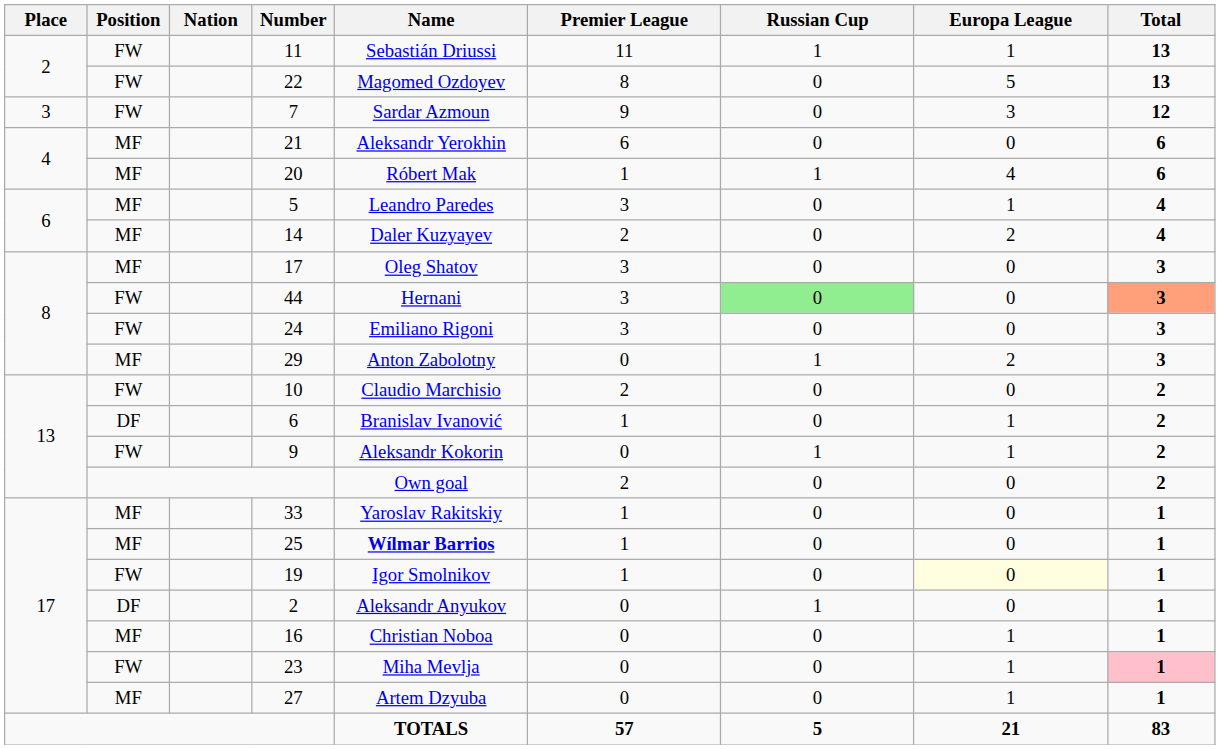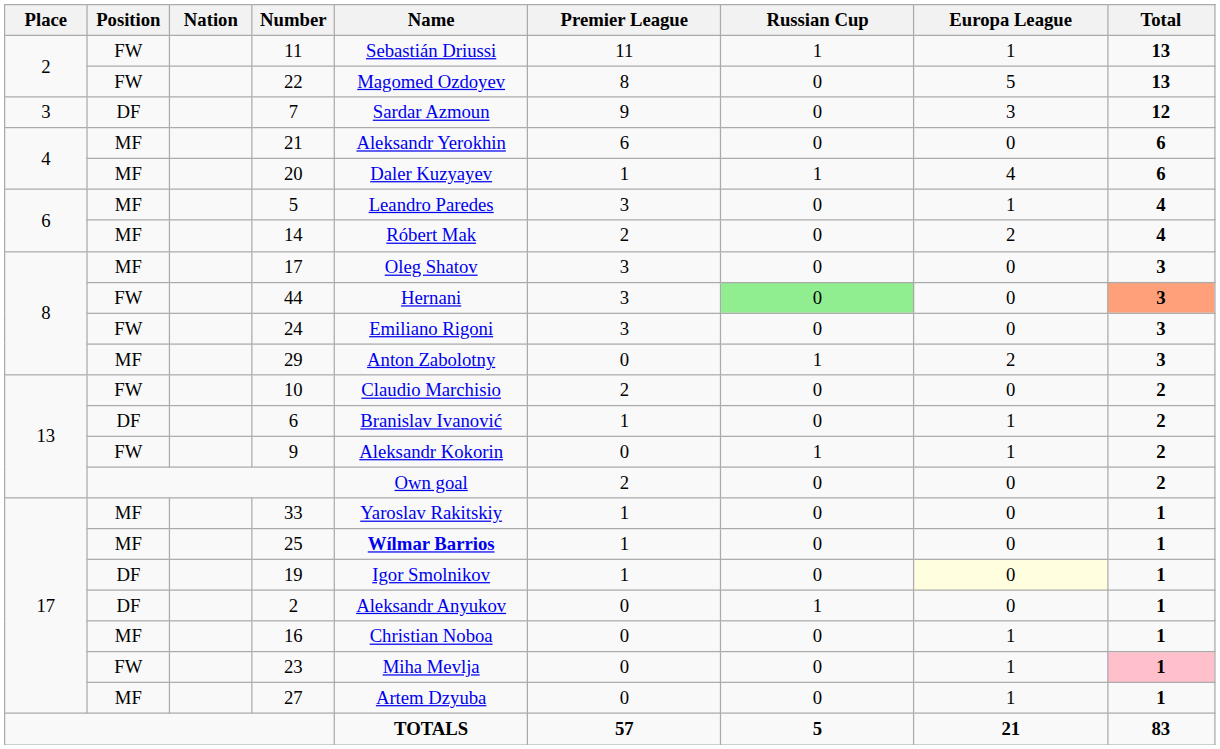(128, 112) FW -> (128, 112) DF
(431, 174) Róbert Mak -> (431, 174) Daler Kuzyayev
(431, 235) Daler Kuzyayev -> (431, 235) Róbert Mak
(128, 574) FW -> (128, 574) DF
